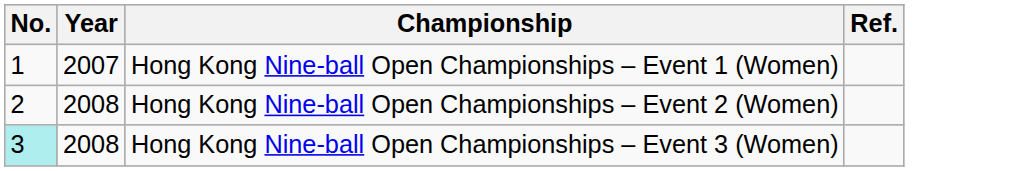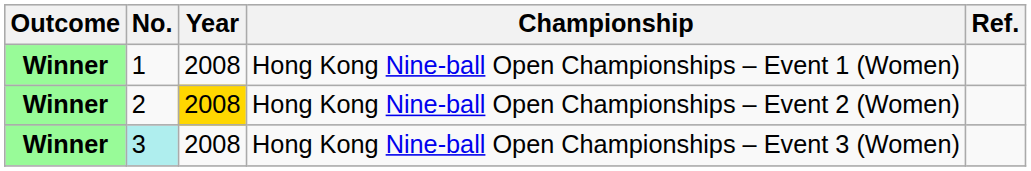+ column: (65, 24)
(91, 64) 2007 -> (212, 64) 2008
(91, 104) no background -> (212, 104) gold background
